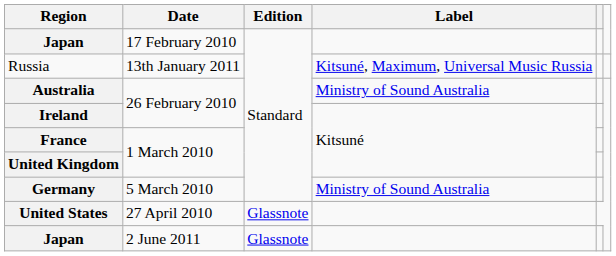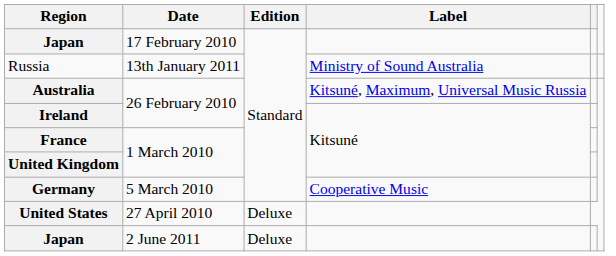(454, 66) Kitsuné, Maximum, Universal Music Russia -> (396, 66) Ministry of Sound Australia
(403, 90) Ministry of Sound Australia -> (448, 90) Kitsuné, Maximum, Universal Music Russia
(403, 189) Ministry of Sound Australia -> (369, 189) Cooperative Music
(278, 213) Glassnote -> (270, 213) Deluxe
(278, 238) Glassnote -> (270, 238) Deluxe
